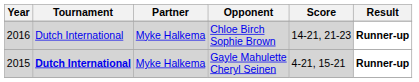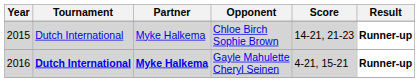(19, 36) 2016 -> (19, 36) 2015
(19, 64) 2015 -> (19, 64) 2016
(171, 64) normal -> (172, 64) bold
